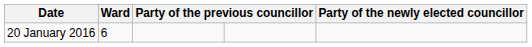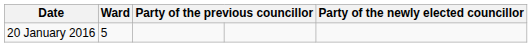(104, 32) 6 -> (104, 32) 5
